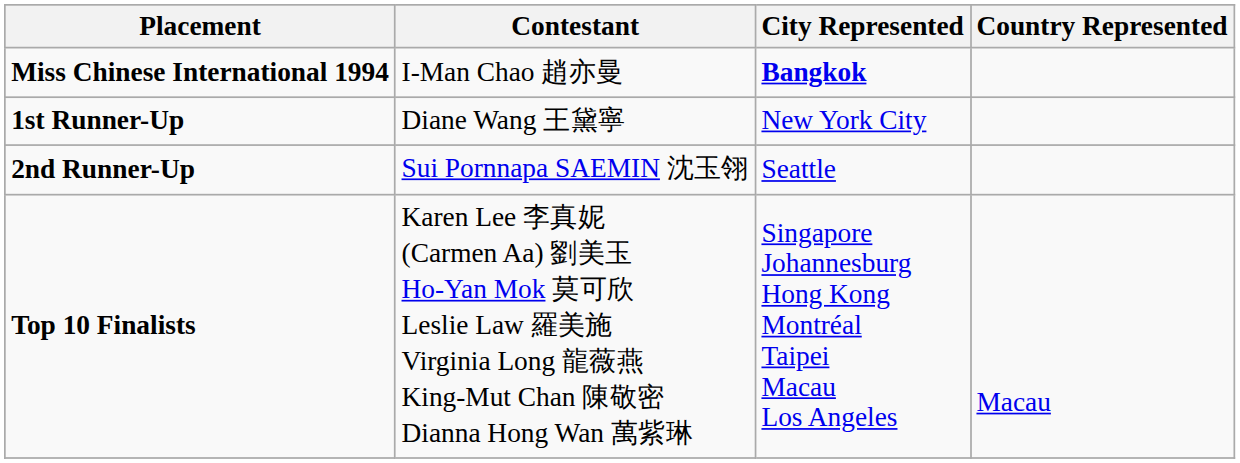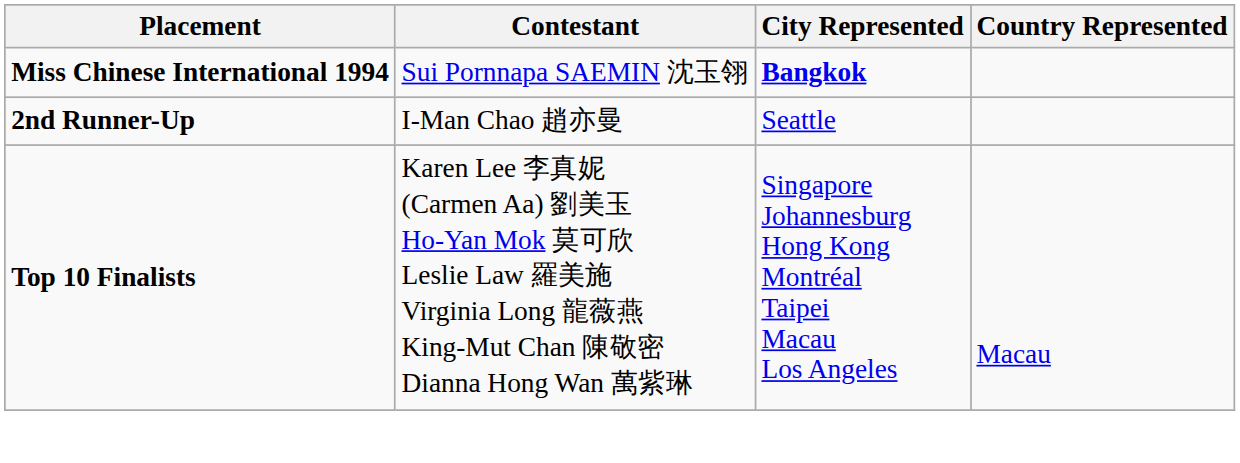(512, 71) I-Man Chao 趙亦曼 -> (575, 71) Sui Pornnapa SAEMIN 沈玉翎
- row: (98, 120)
(575, 168) Sui Pornnapa SAEMIN 沈玉翎 -> (512, 119) I-Man Chao 趙亦曼
